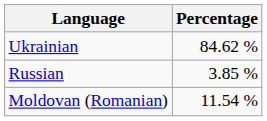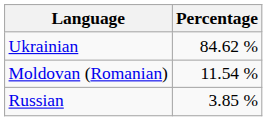rows swapped: (88, 101) <-> (36, 73)
